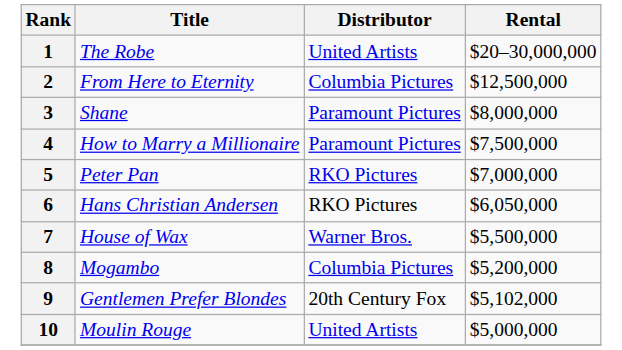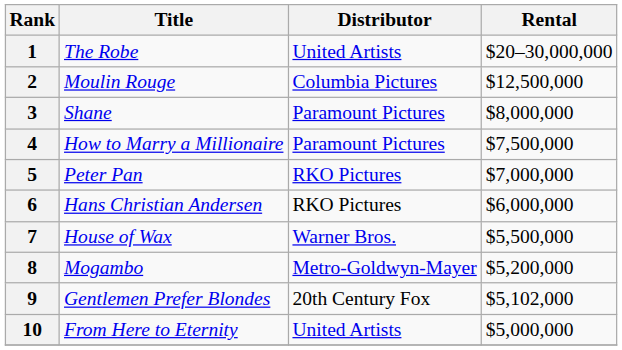(167, 81) From Here to Eternity -> (120, 81) Moulin Rouge
(514, 205) $6,050,000 -> (530, 205) $6,000,000
(381, 267) Columbia Pictures -> (385, 267) Metro-Goldwyn-Mayer
(136, 329) Moulin Rouge -> (151, 329) From Here to Eternity
